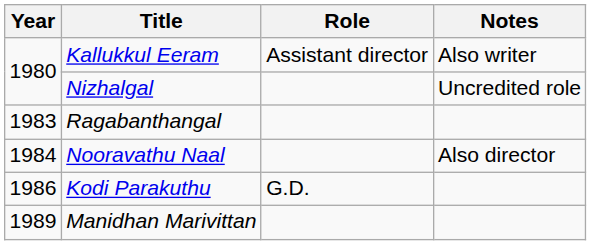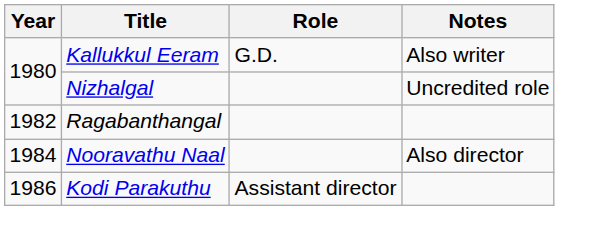(347, 54) Assistant director -> (256, 54) G.D.
(33, 121) 1983 -> (33, 121) 1982
(288, 188) G.D. -> (315, 188) Assistant director
- row: (161, 222)
